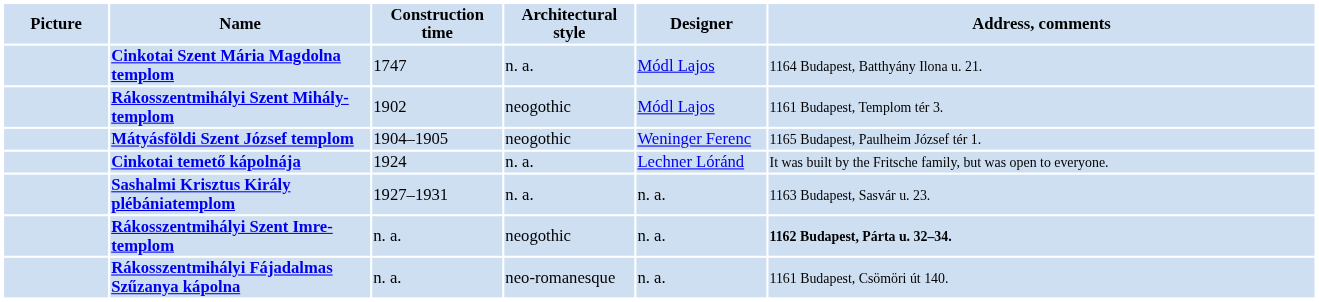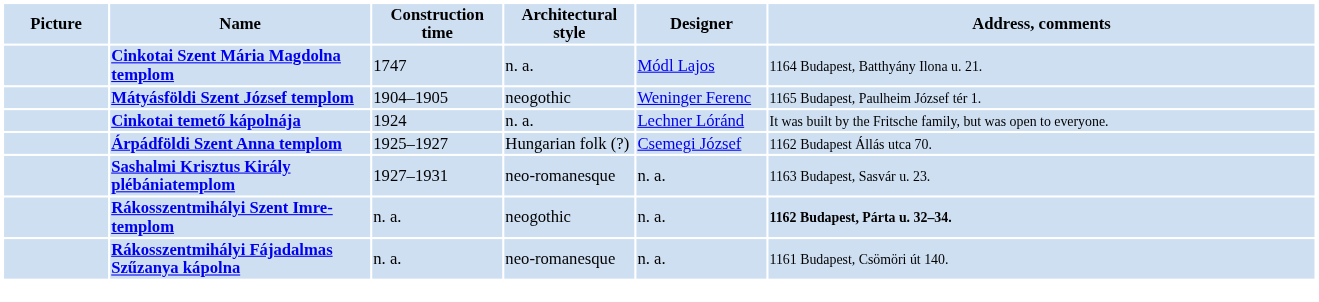- row: (230, 107)
+ row: (227, 143)
(519, 194) n. a. -> (560, 175) neo-romanesque
